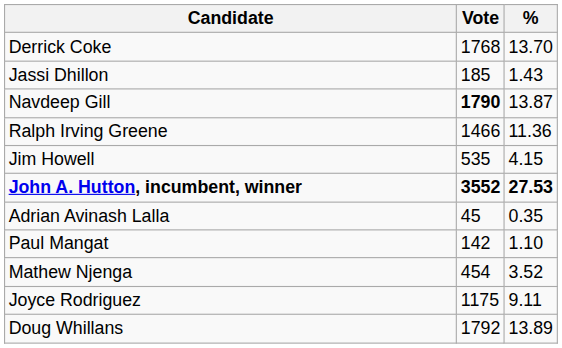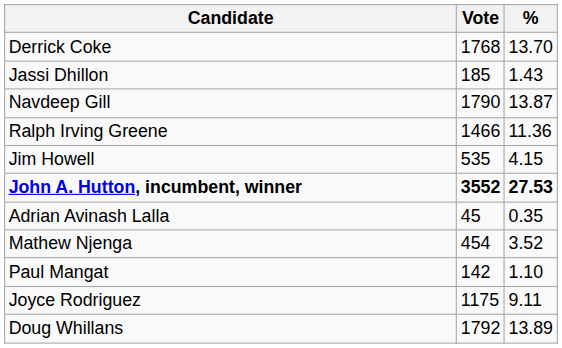(481, 103) bold -> (481, 103) normal
rows swapped: (59, 243) <-> (70, 272)
